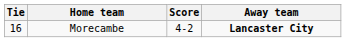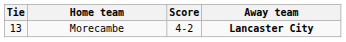(16, 29) 16 -> (16, 29) 13
